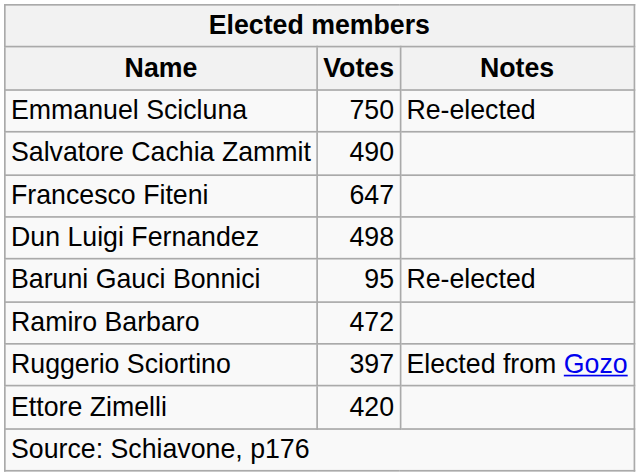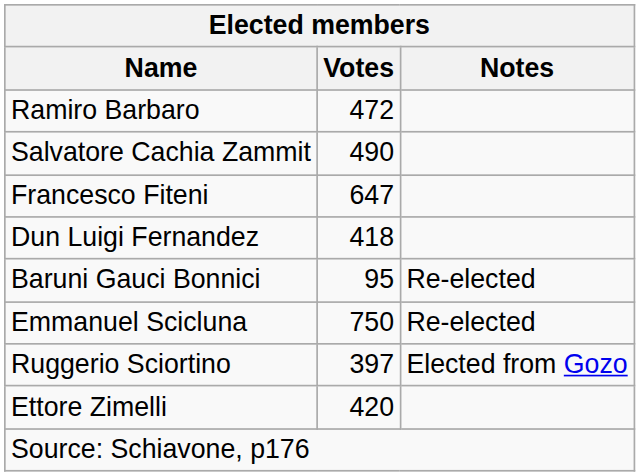rows swapped: (105, 322) <-> (129, 110)
(372, 237) 498 -> (372, 237) 418
